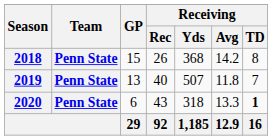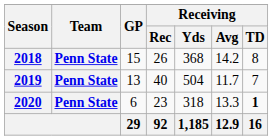(193, 80) 507 -> (193, 80) 504
(227, 80) 11.8 -> (227, 80) 11.7
(160, 102) 43 -> (160, 102) 23
